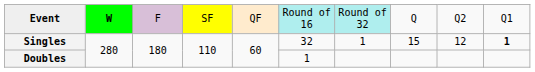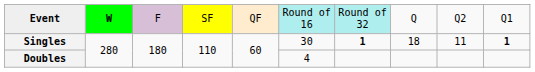(307, 42) 32 -> (307, 42) 30
(363, 42) normal -> (363, 42) bold
(414, 42) 15 -> (414, 42) 18
(460, 42) 12 -> (460, 42) 11
(307, 58) 1 -> (307, 58) 4
